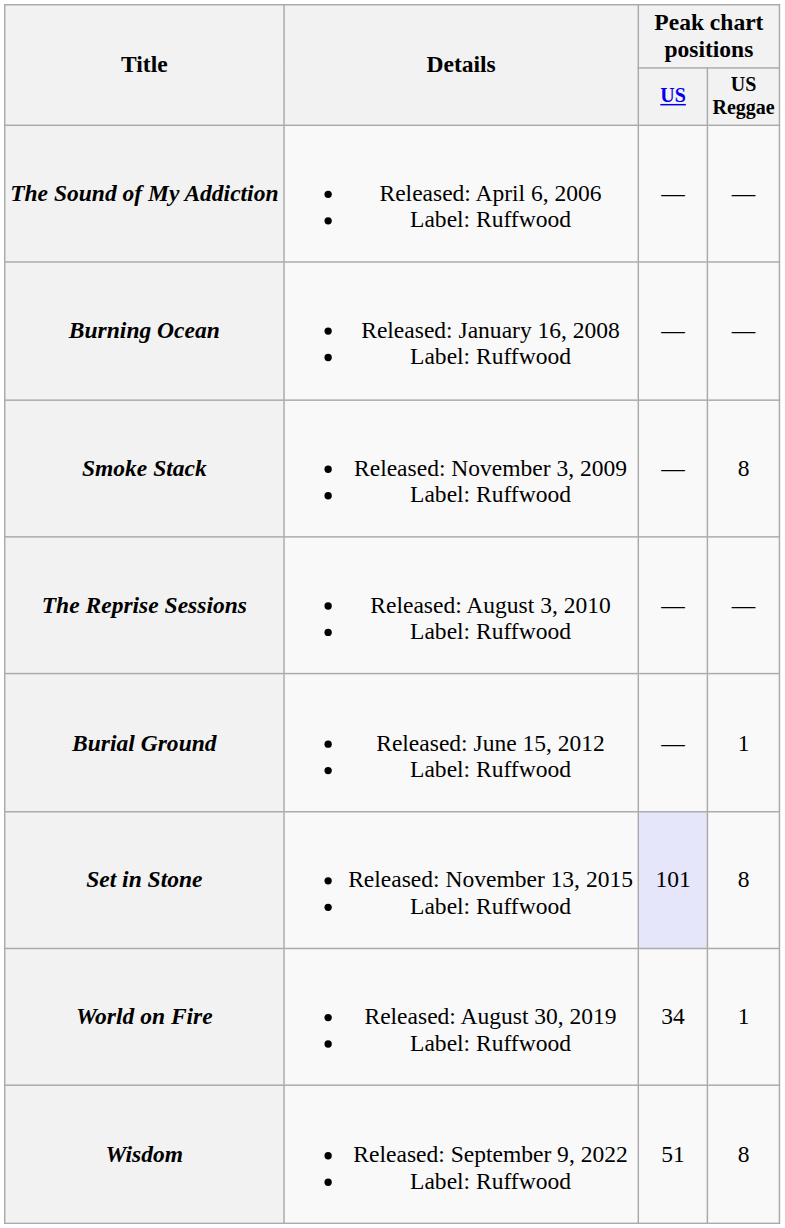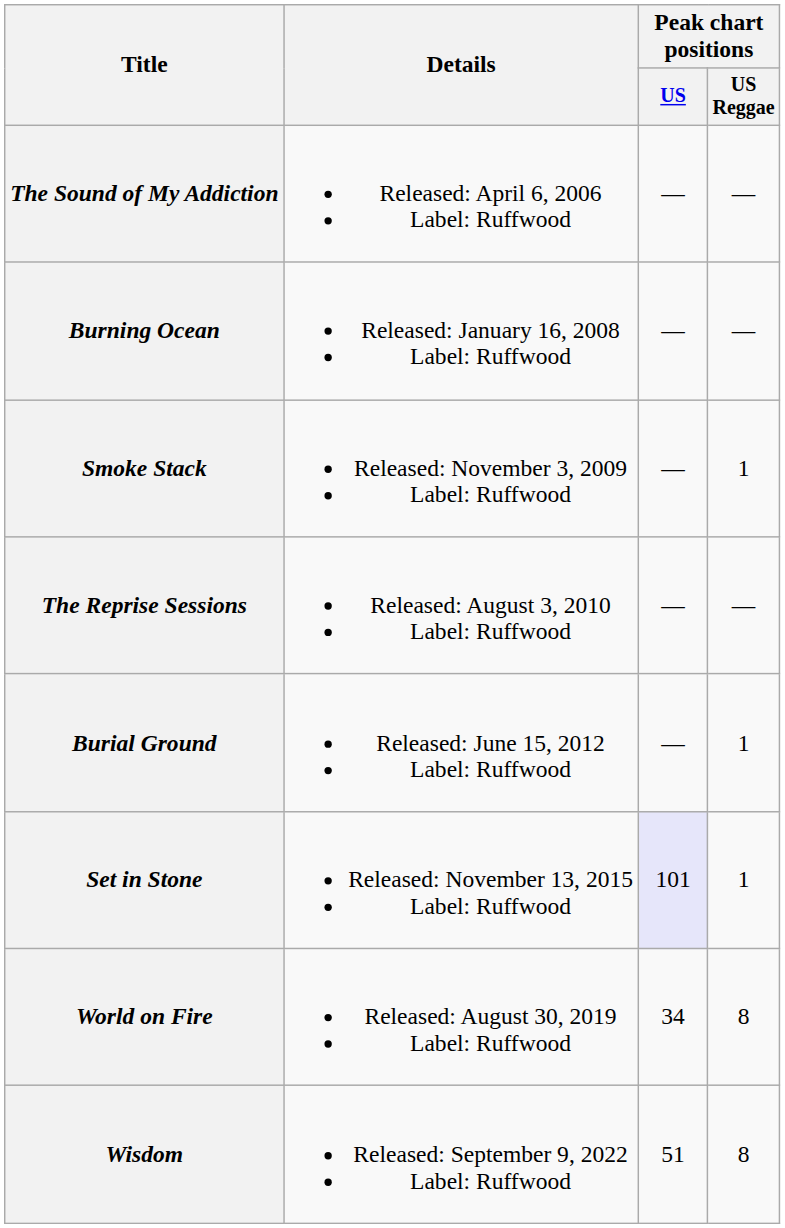(744, 467) 8 -> (744, 467) 1
(744, 879) 8 -> (744, 879) 1
(744, 1016) 1 -> (744, 1016) 8
